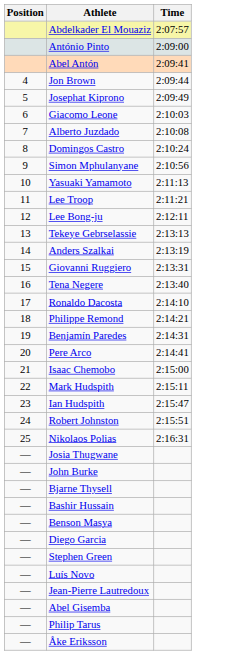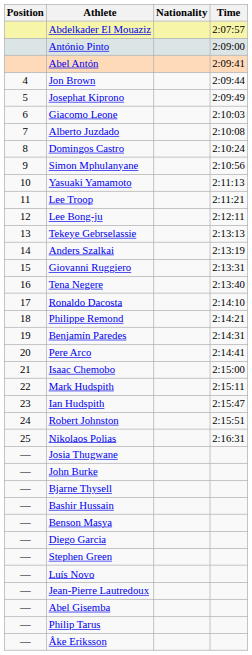+ column: (182, 13)
